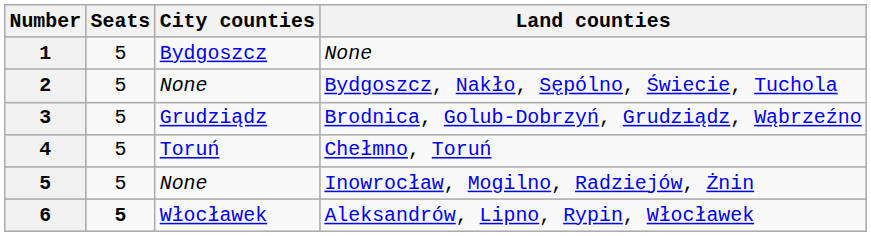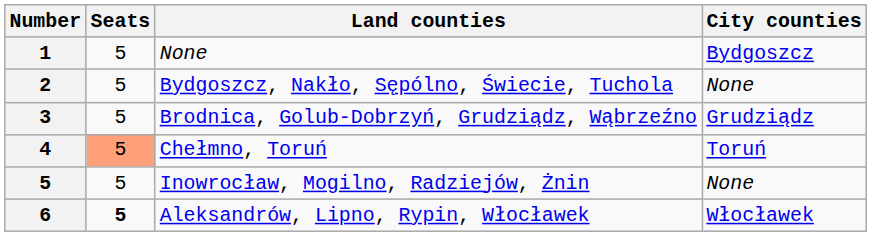columns swapped: (237, 21) <-> (593, 21)
(120, 151) no background -> (120, 151) lightsalmon background
